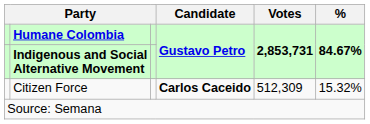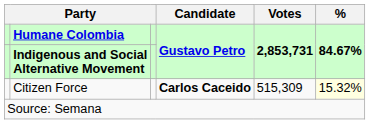(280, 88) 512,309 -> (280, 88) 515,309
(340, 88) no background -> (340, 88) lightyellow background
